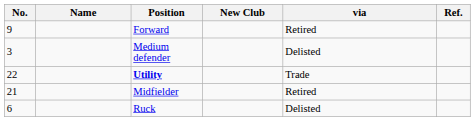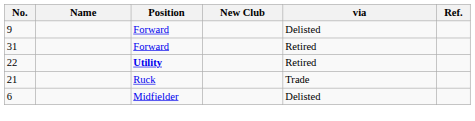(301, 29) Retired -> (303, 29) Delisted
- row: (9, 52)
+ row: (12, 46)
(297, 74) Trade -> (301, 63) Retired
(156, 91) Midfielder -> (144, 79) Ruck
(301, 91) Retired -> (297, 79) Trade
(144, 108) Ruck -> (156, 96) Midfielder
